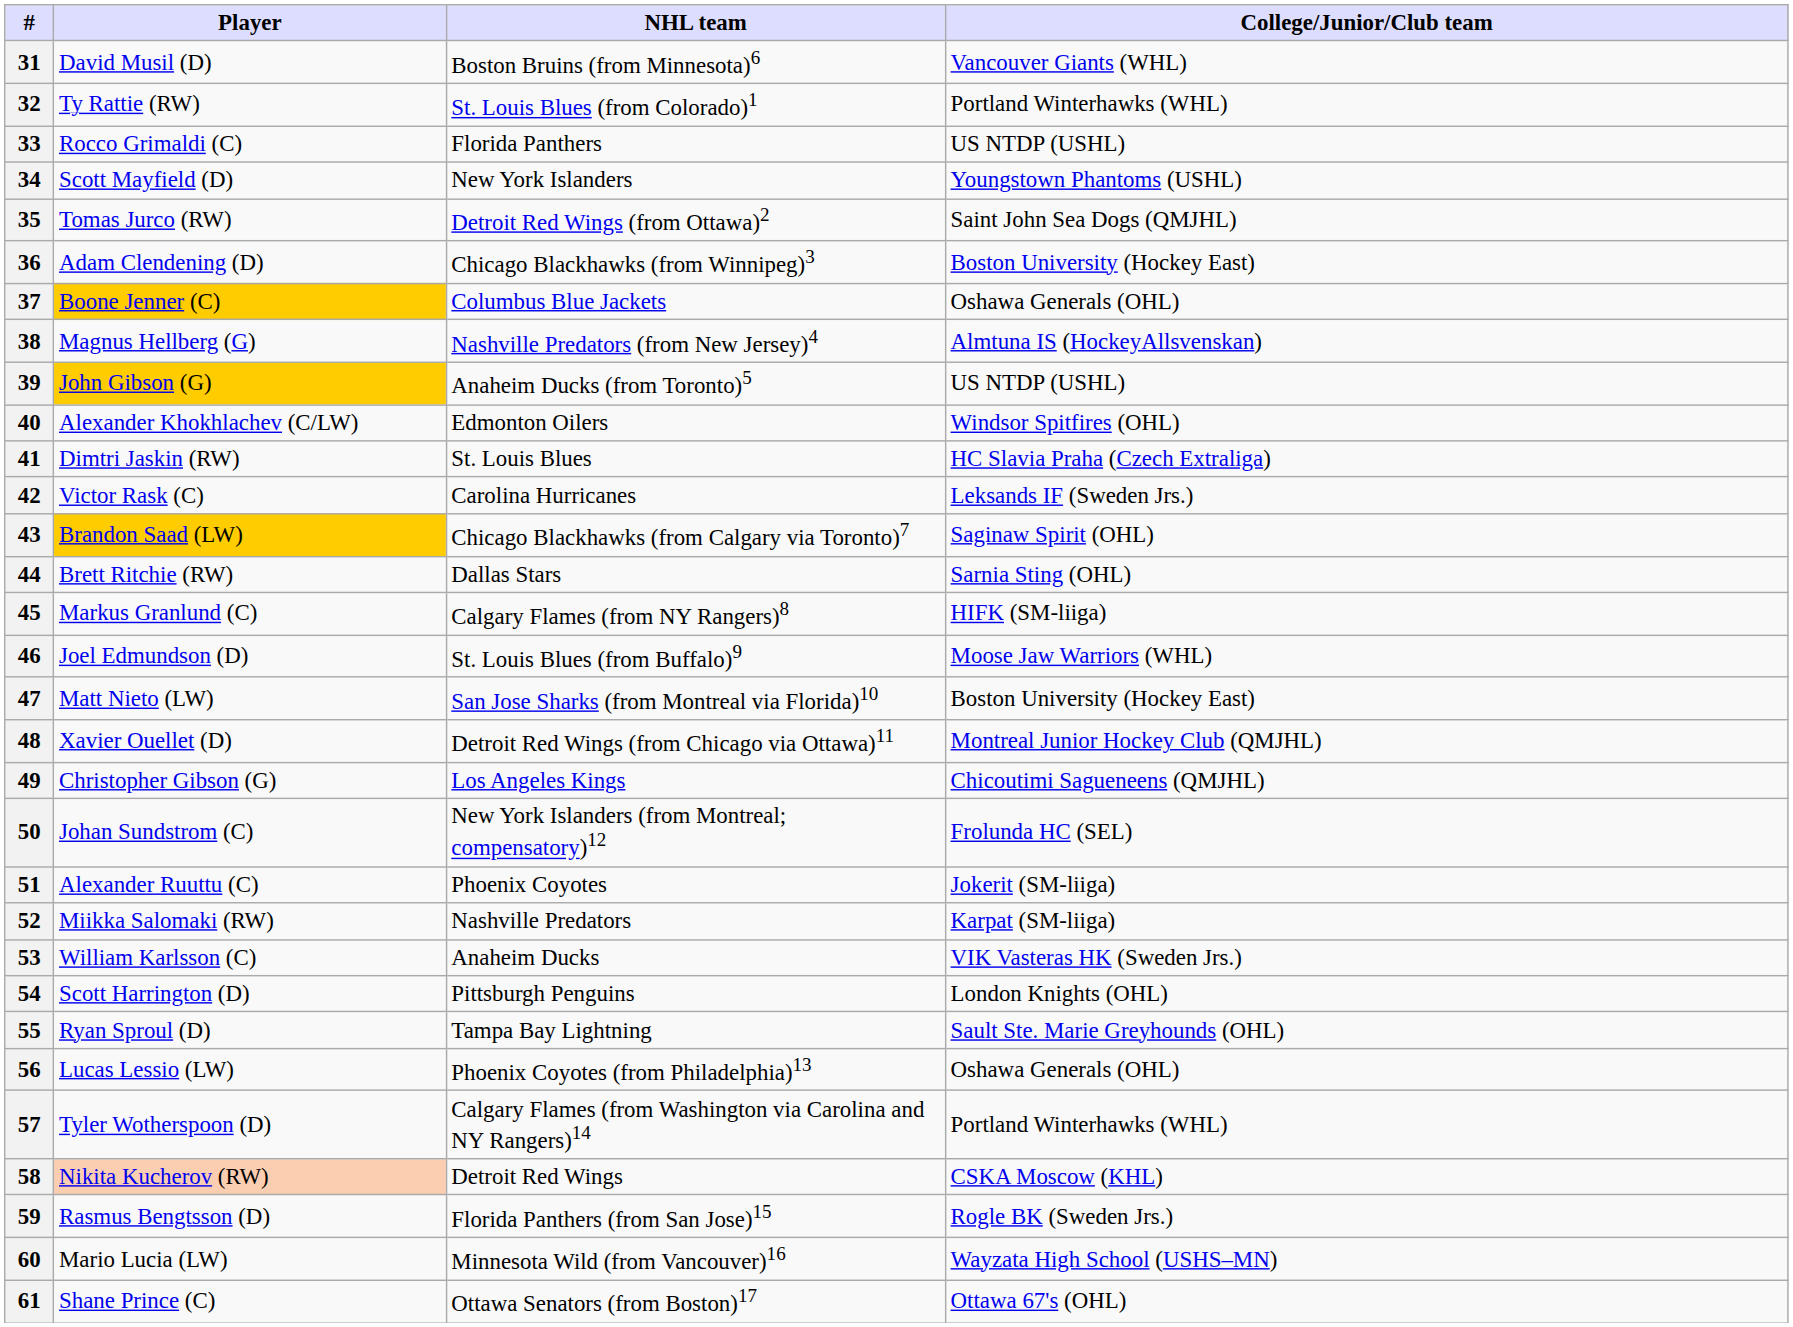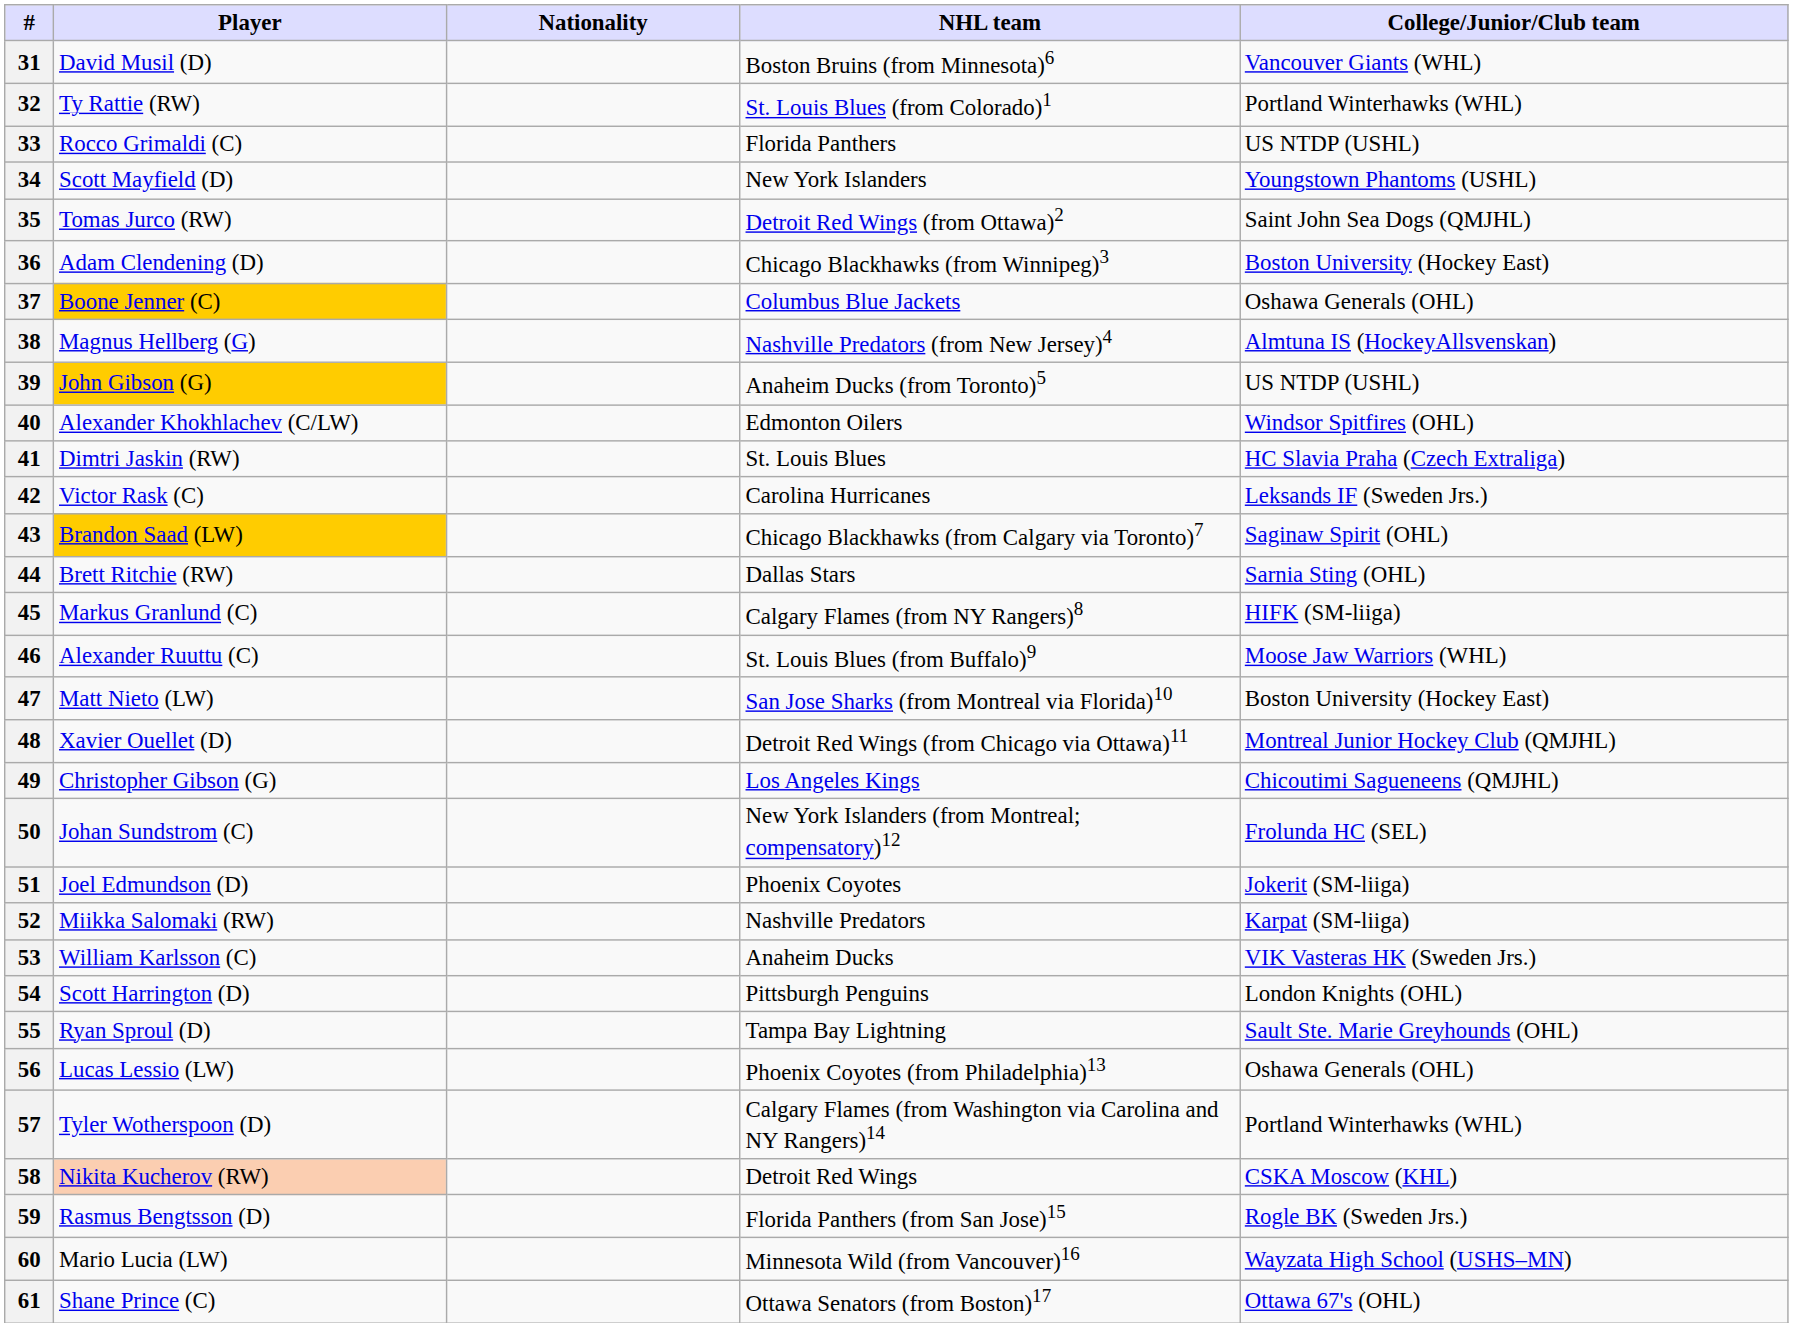+ column: (593, 22)
(154, 655) Joel Edmundson (D) -> (159, 655) Alexander Ruuttu (C)
(159, 884) Alexander Ruuttu (C) -> (154, 884) Joel Edmundson (D)
